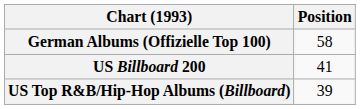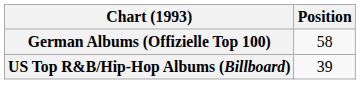- row: (149, 66)
